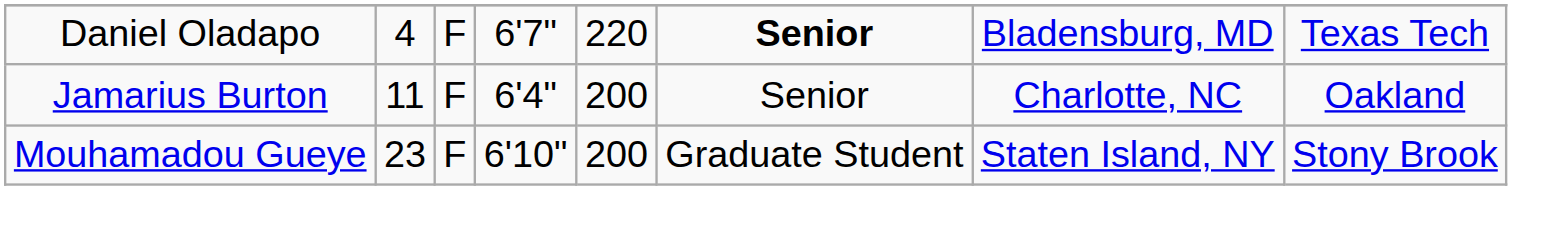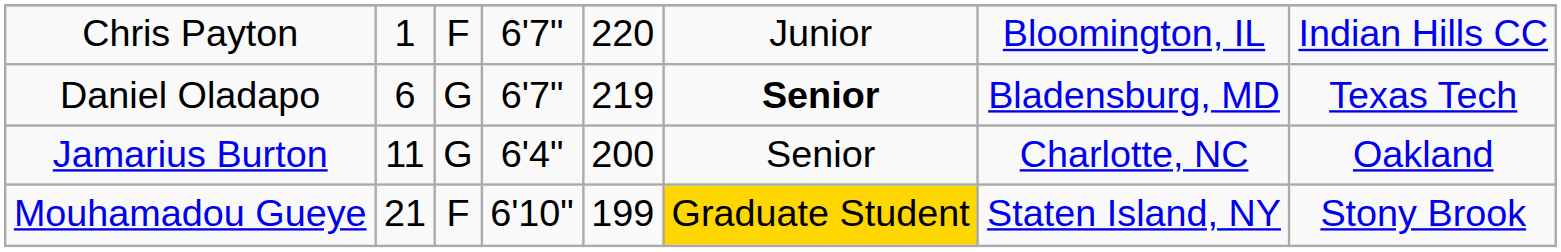+ row: (190, 34)
(405, 34) 4 -> (405, 94) 6
(455, 34) F -> (458, 94) G
(616, 34) 220 -> (623, 94) 219
(455, 94) F -> (458, 154) G
(405, 154) 23 -> (405, 214) 21
(616, 154) 200 -> (623, 214) 199
(814, 154) no background -> (821, 214) gold background
